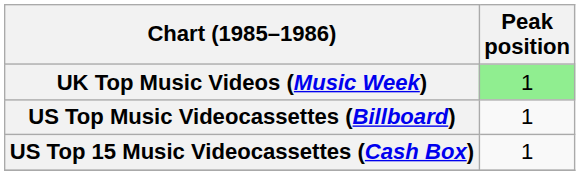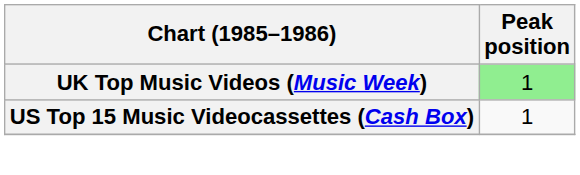- row: (242, 116)
